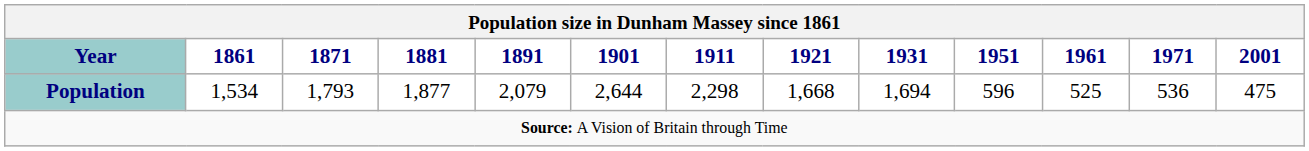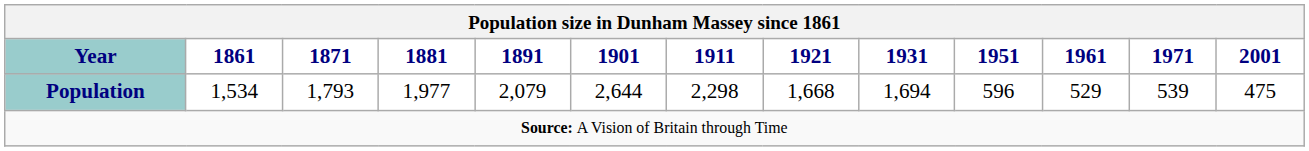(426, 92) 1,877 -> (426, 92) 1,977
(1086, 92) 525 -> (1086, 92) 529
(1173, 92) 536 -> (1173, 92) 539
